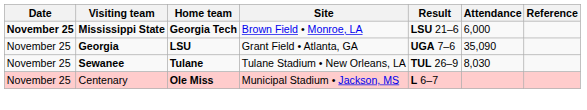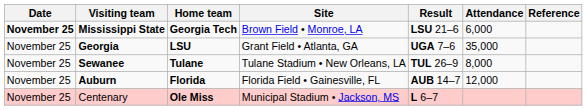(480, 47) 35,090 -> (482, 47) 35,000
(477, 63) 8,030 -> (479, 63) 8,000
+ row: (97, 80)
